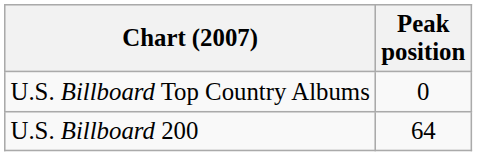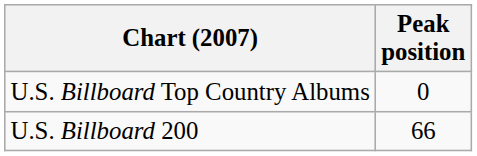(423, 130) 64 -> (423, 130) 66
